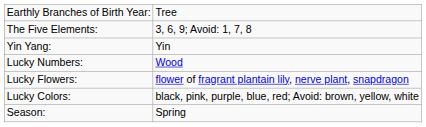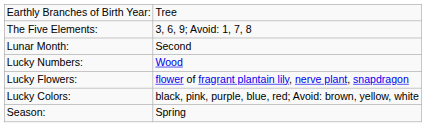- row: (29, 46)
+ row: (38, 46)
